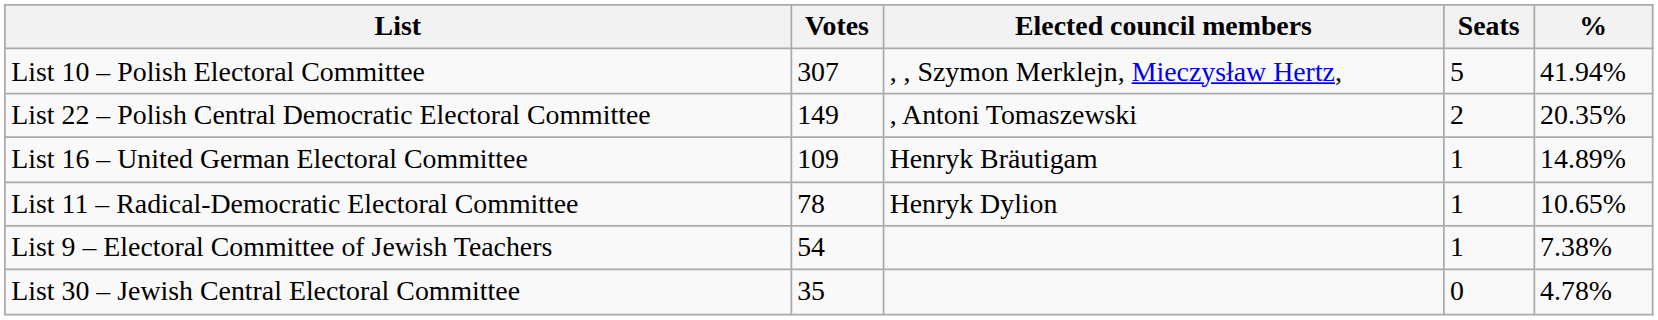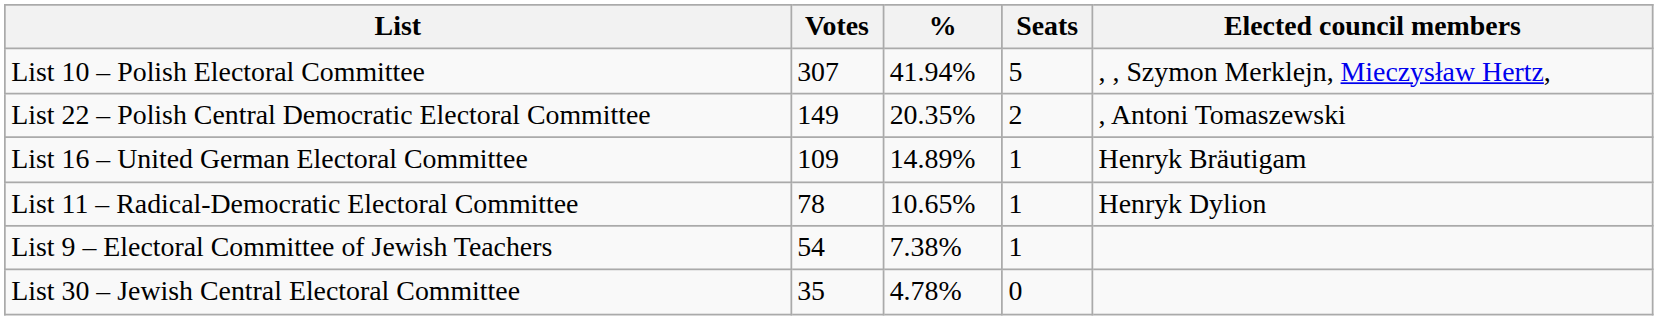columns swapped: (1593, 26) <-> (1163, 26)
